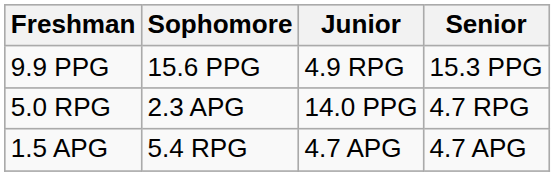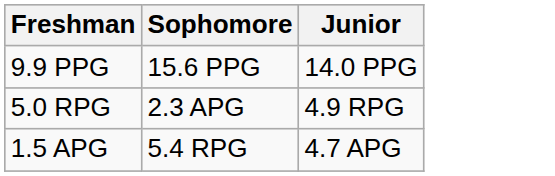- column: (486, 25)
(354, 66) 4.9 RPG -> (361, 66) 14.0 PPG
(361, 107) 14.0 PPG -> (354, 107) 4.9 RPG
